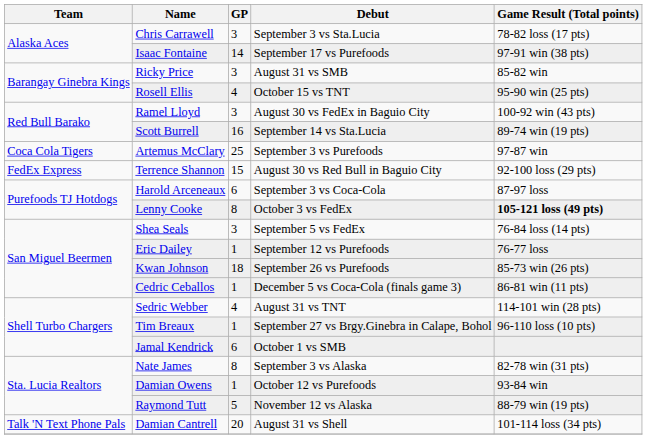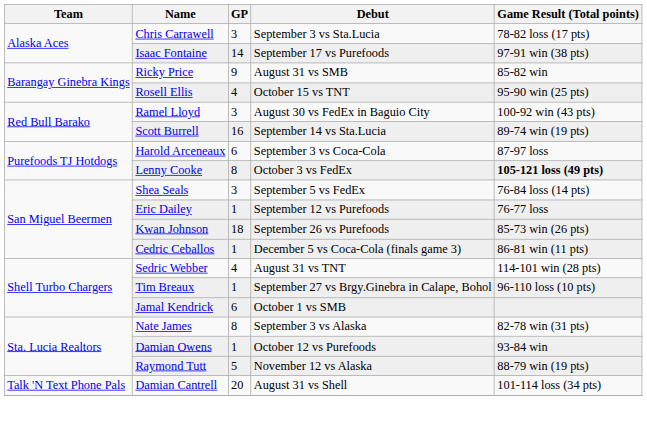(234, 72) 3 -> (234, 72) 9
- row: (180, 151)
- row: (180, 170)
